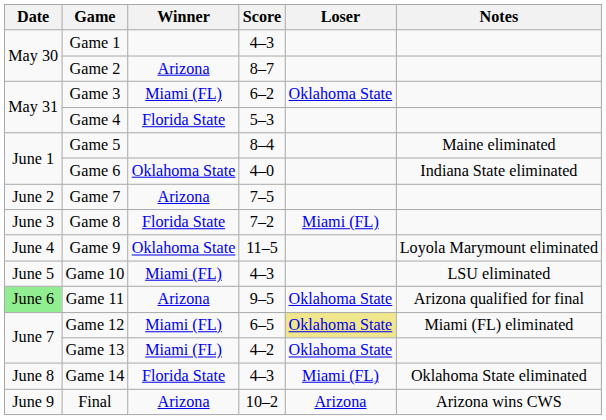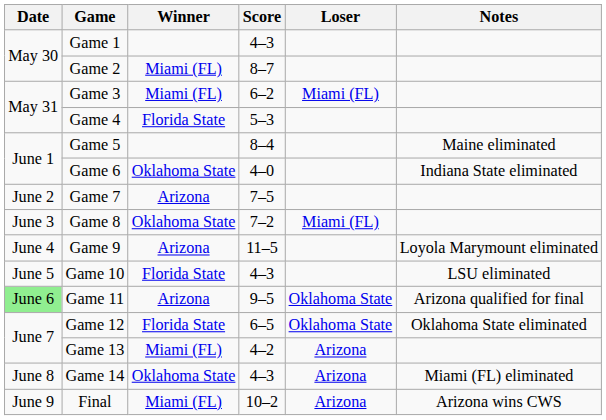(184, 68) Arizona -> (184, 68) Miami (FL)
(340, 94) Oklahoma State -> (340, 94) Miami (FL)
(184, 222) Florida State -> (184, 222) Oklahoma State
(184, 247) Oklahoma State -> (184, 247) Arizona
(184, 273) Miami (FL) -> (184, 273) Florida State
(184, 324) Miami (FL) -> (184, 324) Florida State
(340, 324) khaki background -> (340, 324) no background
(499, 324) Miami (FL) eliminated -> (499, 324) Oklahoma State eliminated
(340, 350) Oklahoma State -> (340, 350) Arizona
(184, 376) Florida State -> (184, 376) Oklahoma State
(340, 376) Miami (FL) -> (340, 376) Arizona
(499, 376) Oklahoma State eliminated -> (499, 376) Miami (FL) eliminated
(184, 401) Arizona -> (184, 401) Miami (FL)
